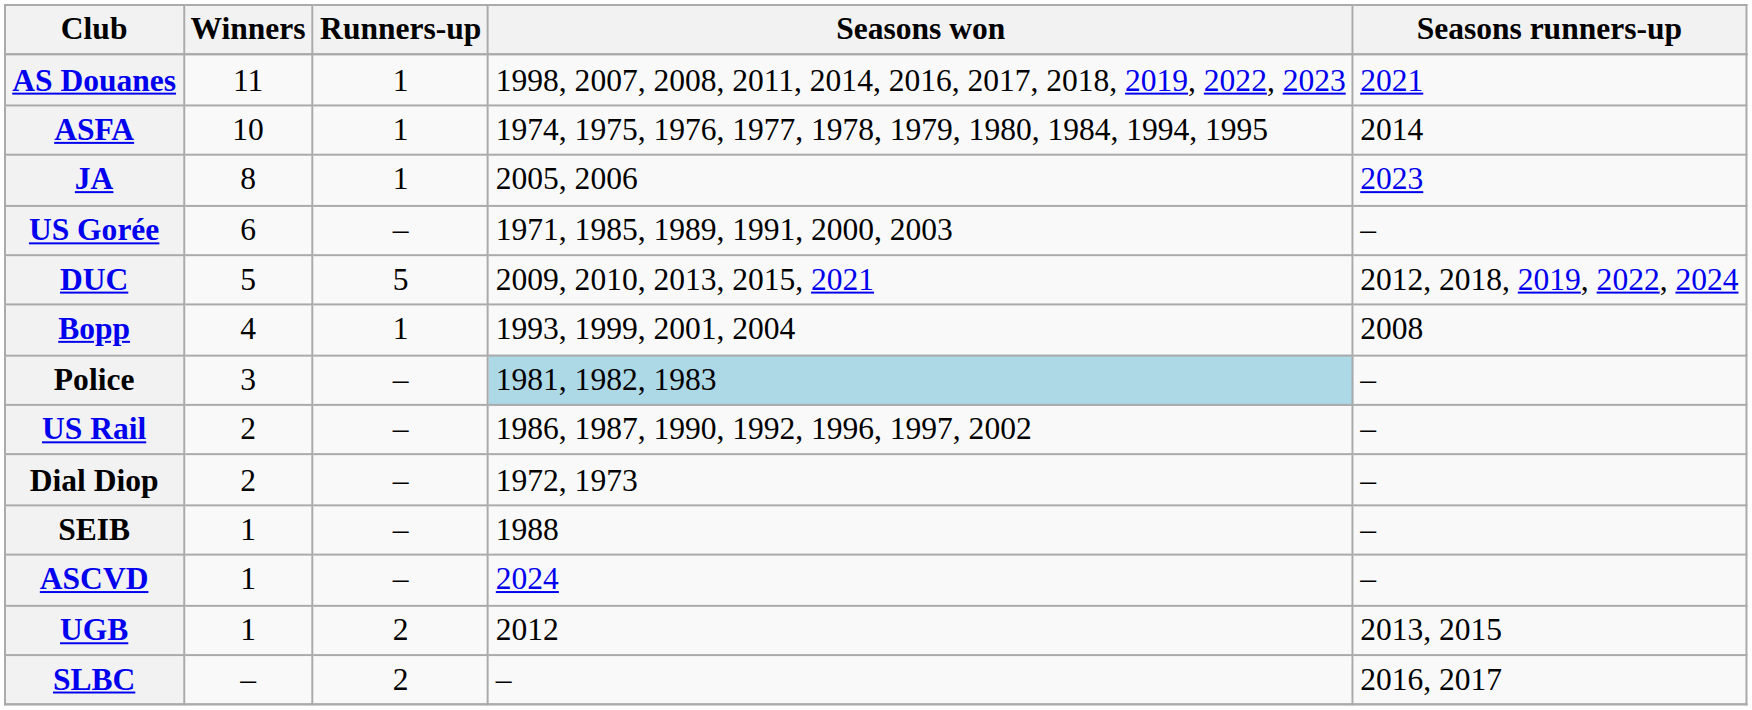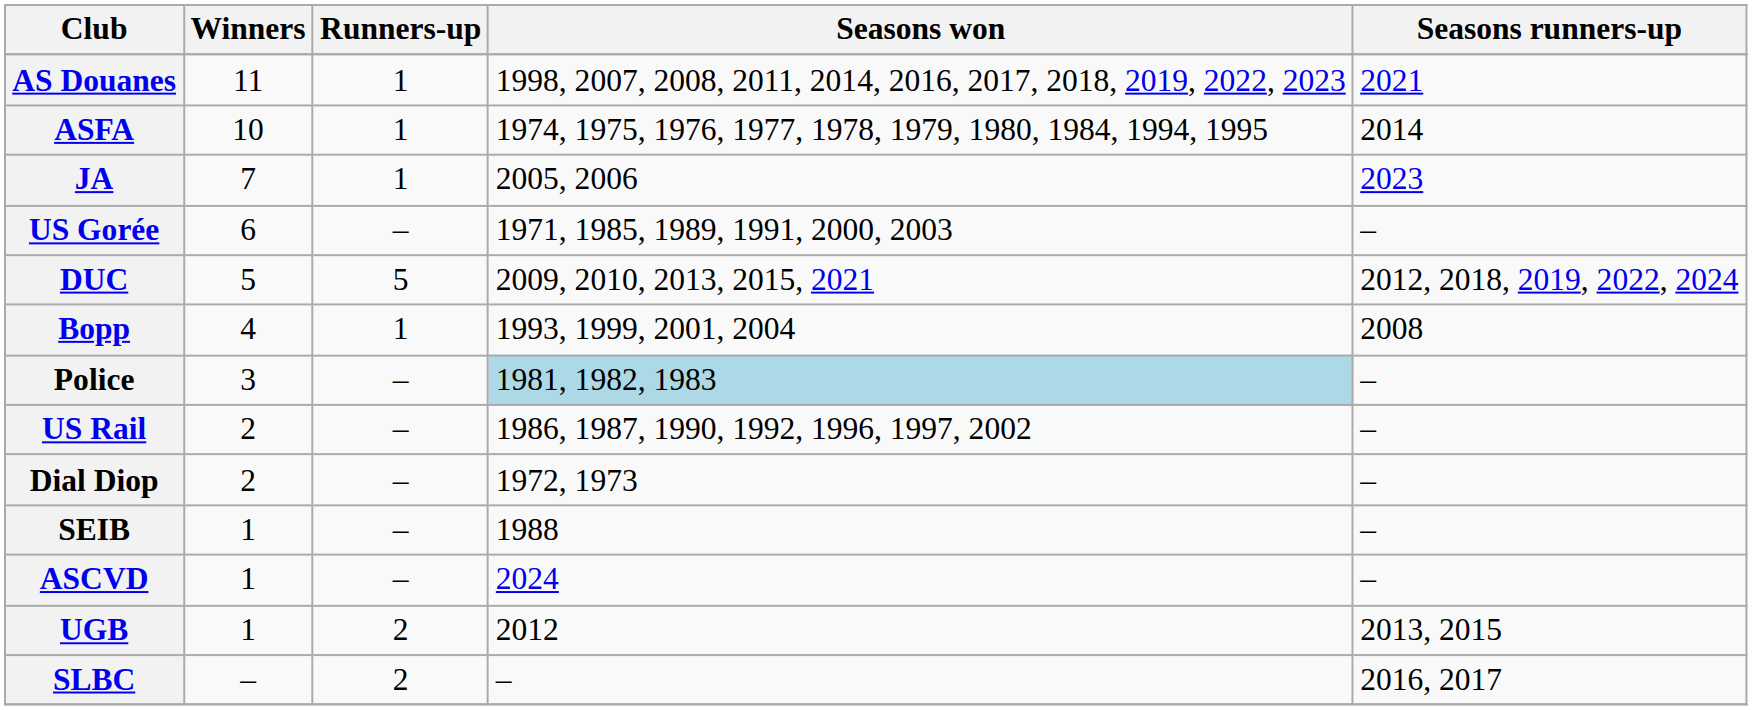(248, 179) 8 -> (248, 179) 7
